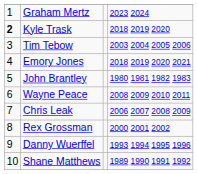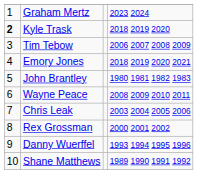(150, 46) 2003 2004 2005 2006 -> (150, 46) 2006 2007 2008 2009
(150, 112) 2006 2007 2008 2009 -> (150, 112) 2003 2004 2005 2006
